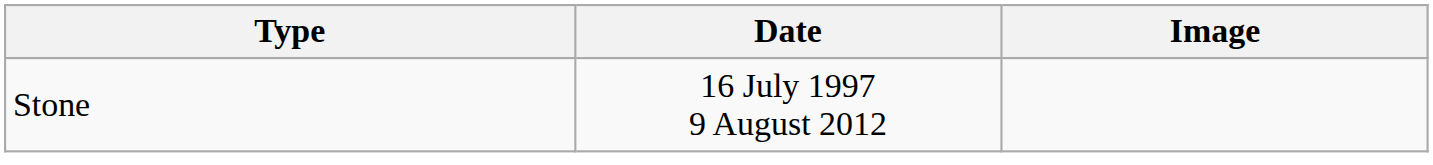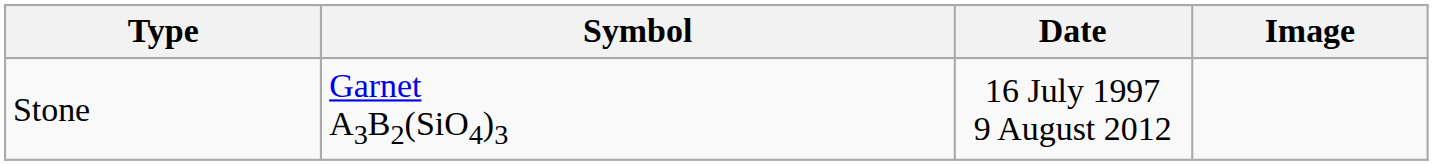+ column: (638, 31)
